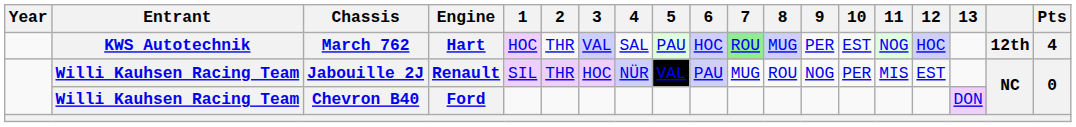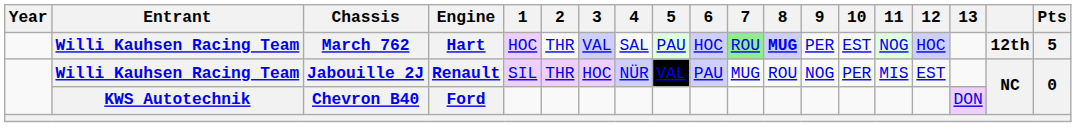(177, 45) KWS Autotechnik -> (177, 45) Willi Kauhsen Racing Team
(783, 45) normal -> (783, 45) bold
(1052, 45) 4 -> (1052, 45) 5
(177, 100) Willi Kauhsen Racing Team -> (177, 100) KWS Autotechnik
